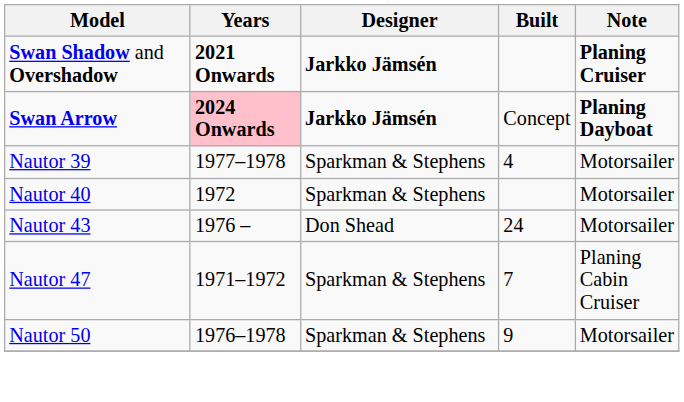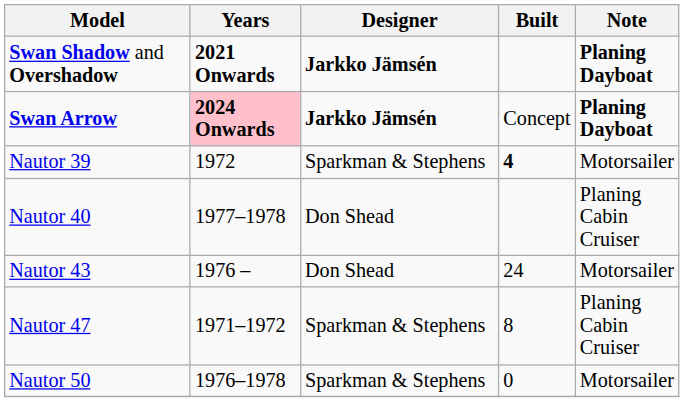(613, 63) Planing Cruiser -> (616, 63) Planing Dayboat
(240, 161) 1977–1978 -> (215, 161) 1972
(508, 161) normal -> (508, 161) bold
(215, 193) 1972 -> (240, 216) 1977–1978
(395, 193) Sparkman & Stephens -> (350, 216) Don Shead
(627, 193) Motorsailer -> (611, 216) Planing Cabin Cruiser
(508, 280) 7 -> (508, 325) 8
(508, 335) 9 -> (508, 380) 0
